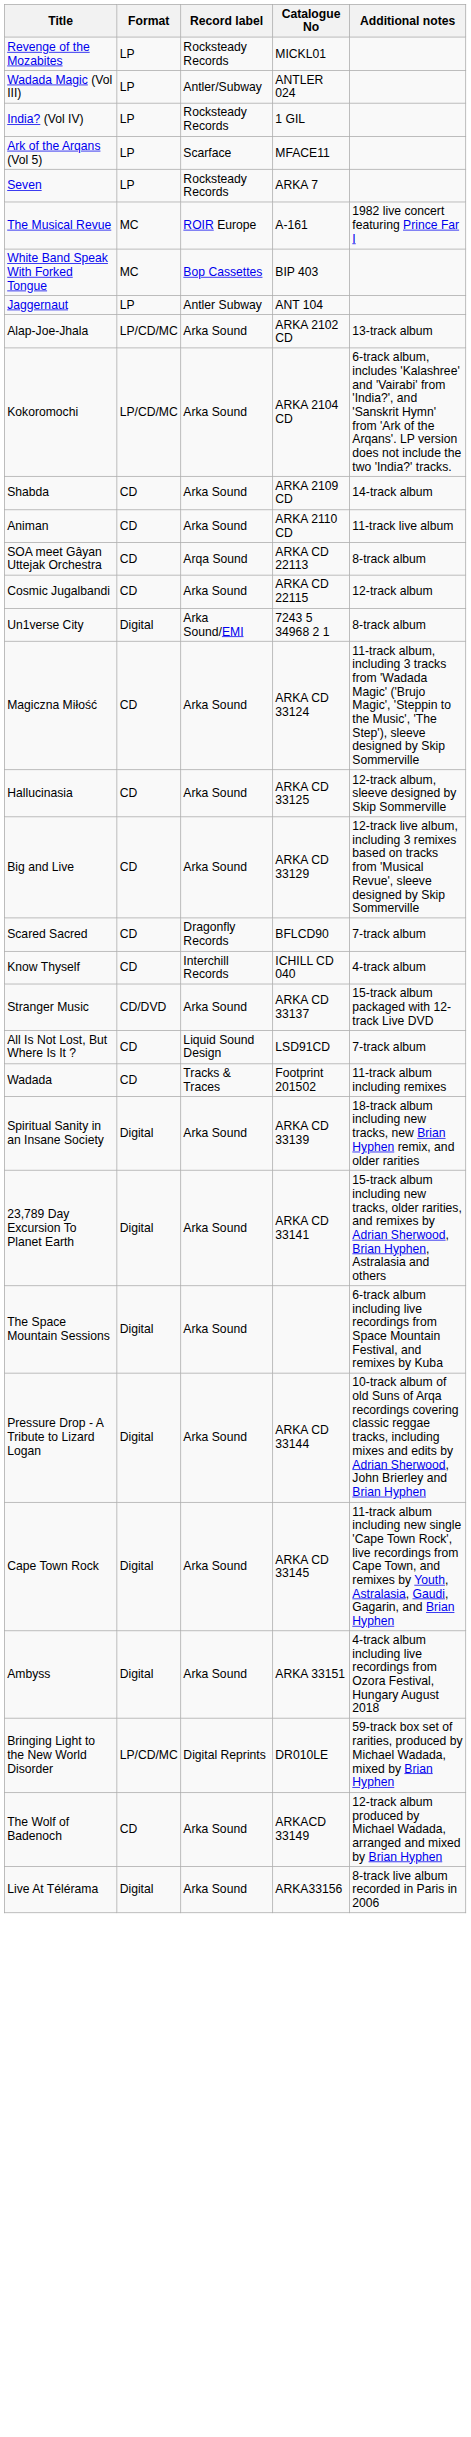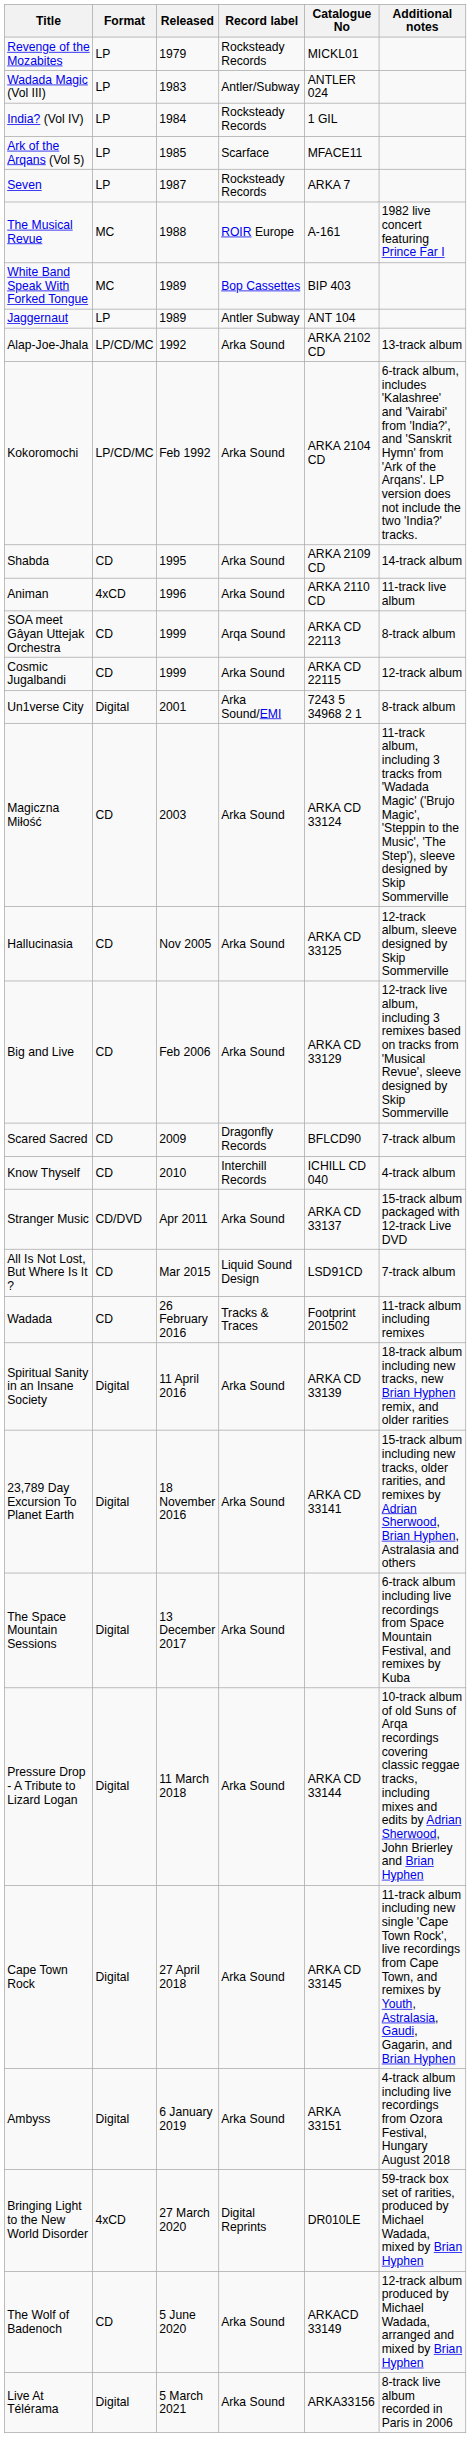+ column: (187, 20)
(128, 526) CD -> (111, 594) 4xCD
(149, 1755) LP/CD/MC -> (111, 2220) 4xCD
